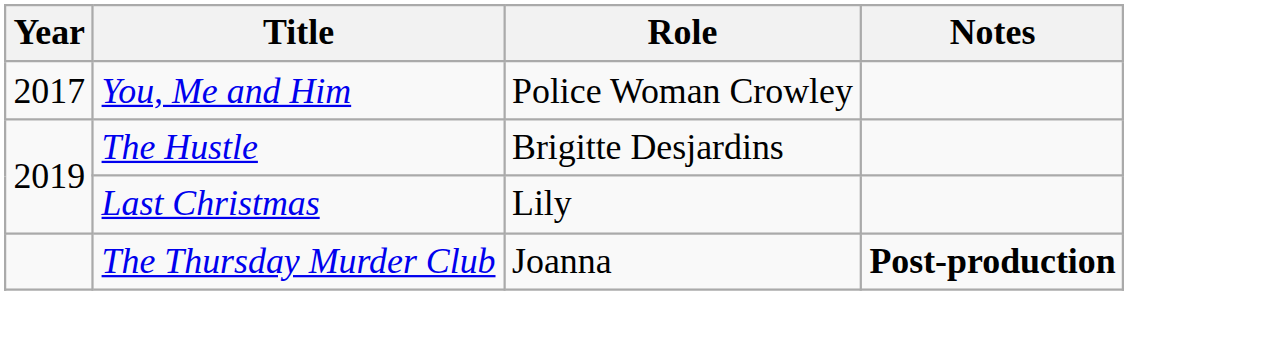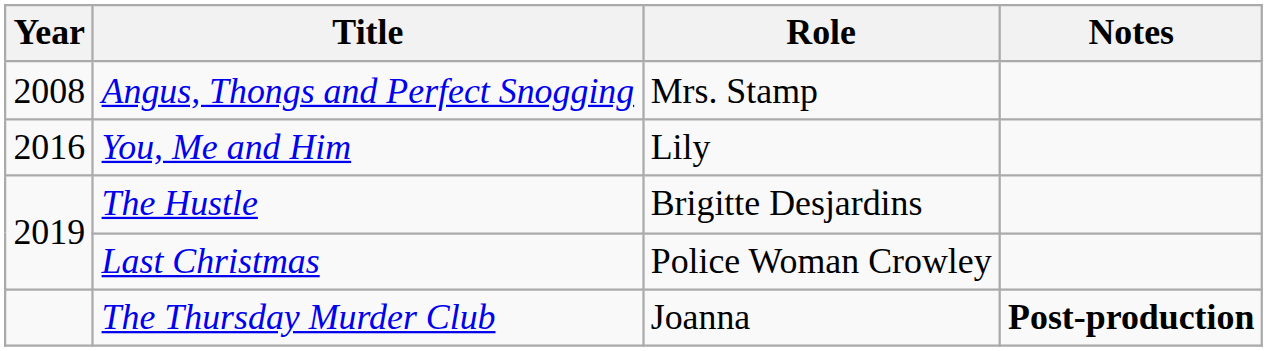+ row: (368, 89)
(49, 89) 2017 -> (49, 146) 2016
(682, 89) Police Woman Crowley -> (681, 146) Lily
(542, 203) Lily -> (821, 260) Police Woman Crowley
